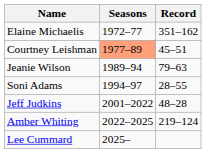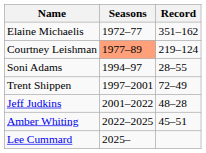(173, 49) 45–51 -> (178, 49) 219–124
- row: (39, 67)
+ row: (39, 85)
(178, 121) 219–124 -> (173, 121) 45–51
